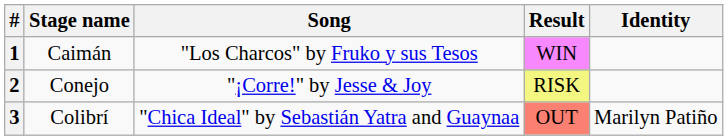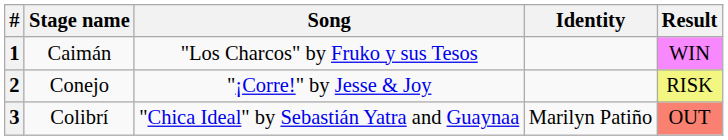columns swapped: (656, 20) <-> (557, 20)
